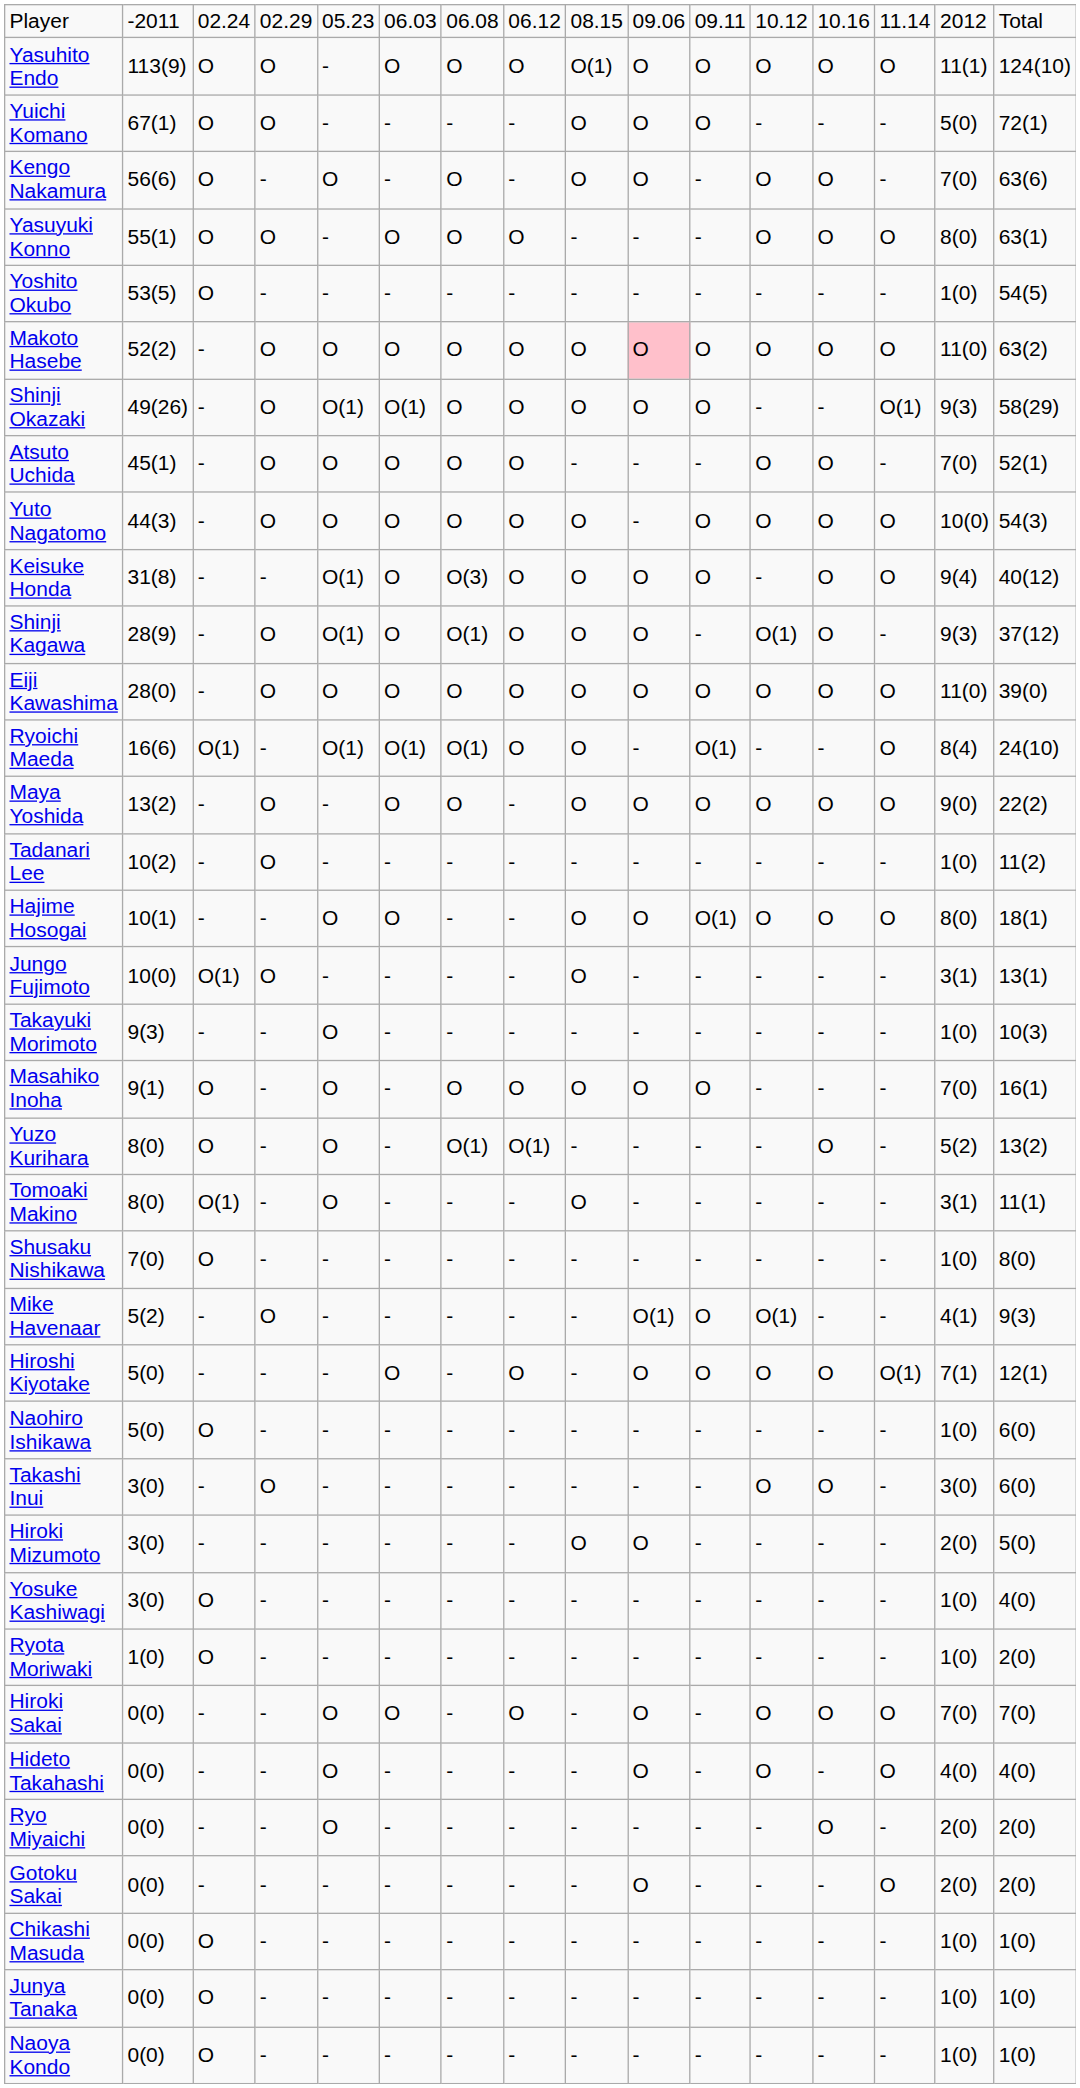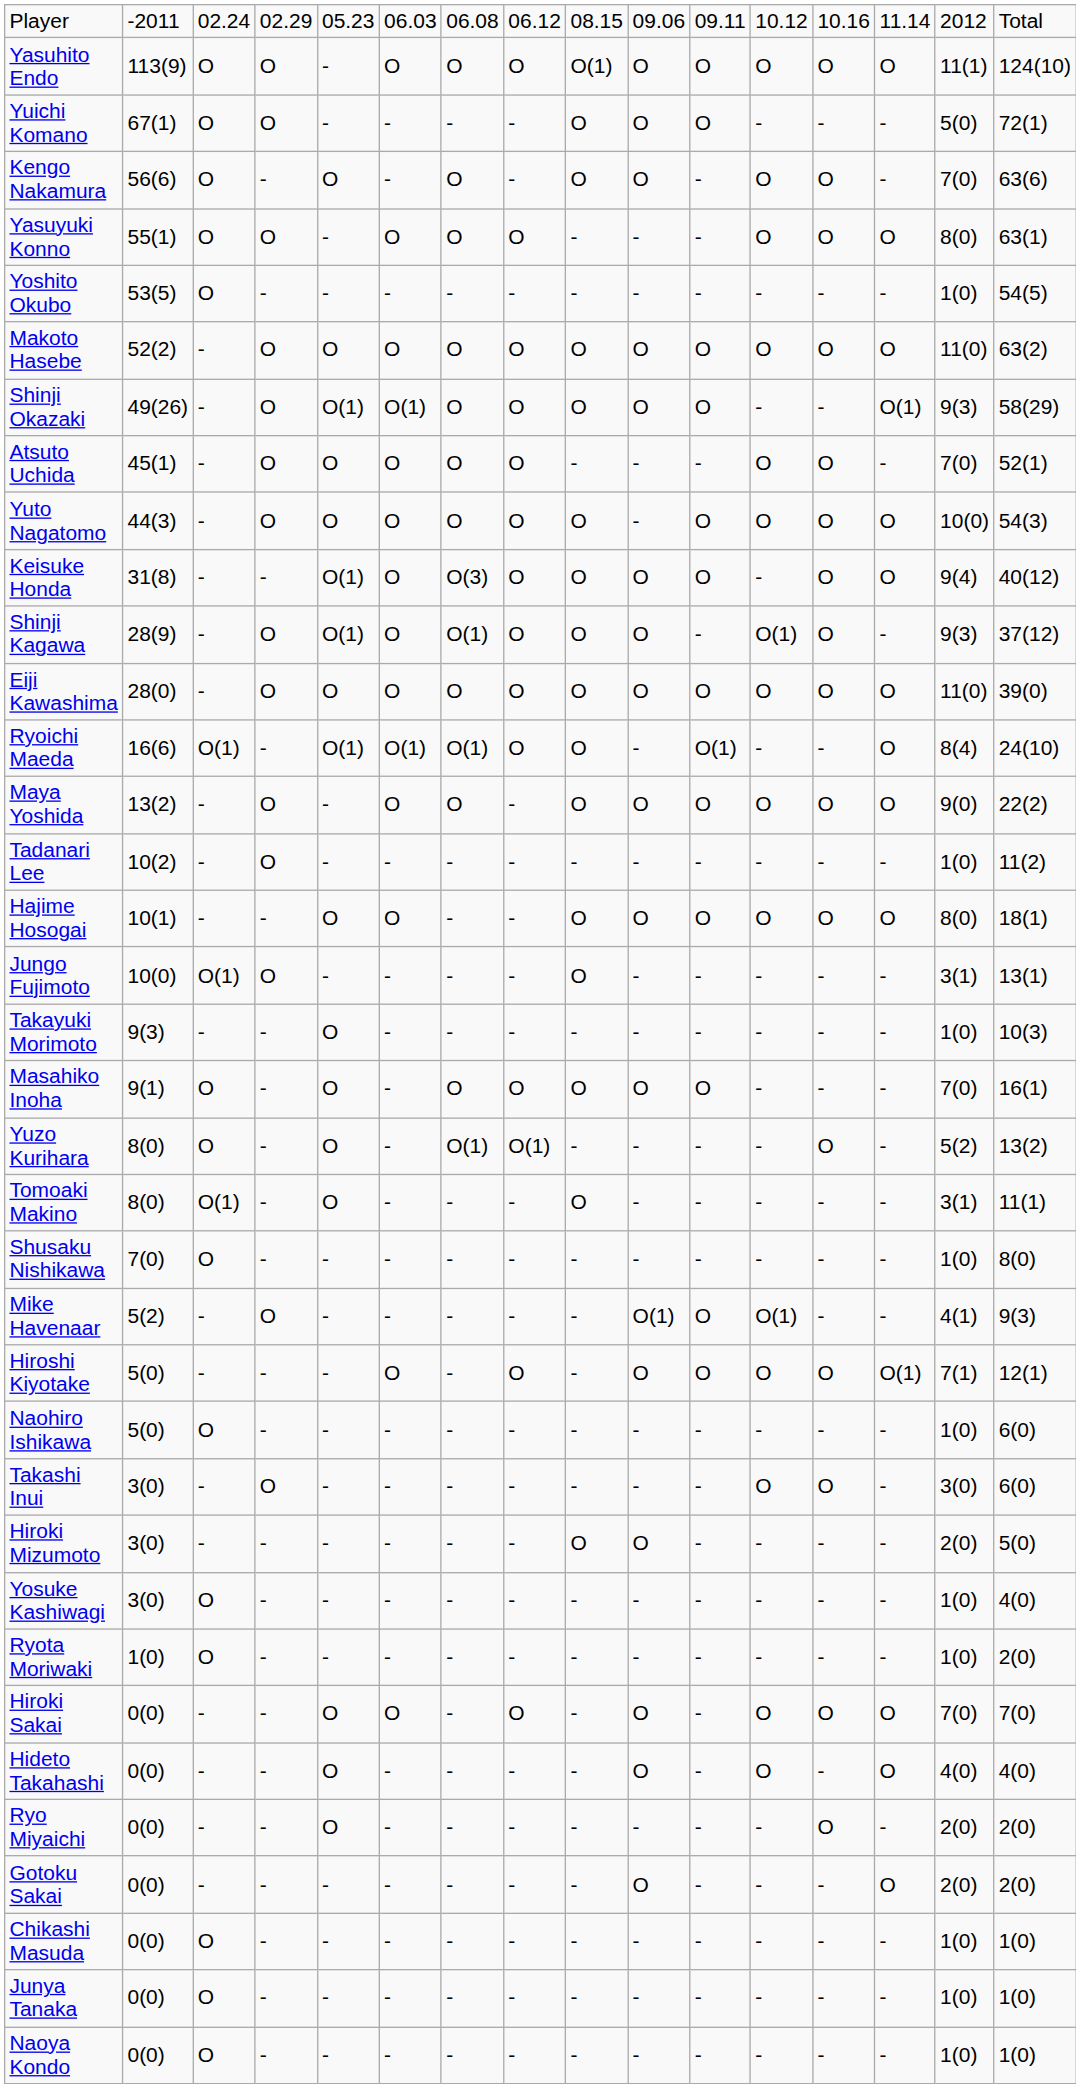(641, 350) pink background -> (641, 350) no background
(716, 918) O(1) -> (703, 918) O
